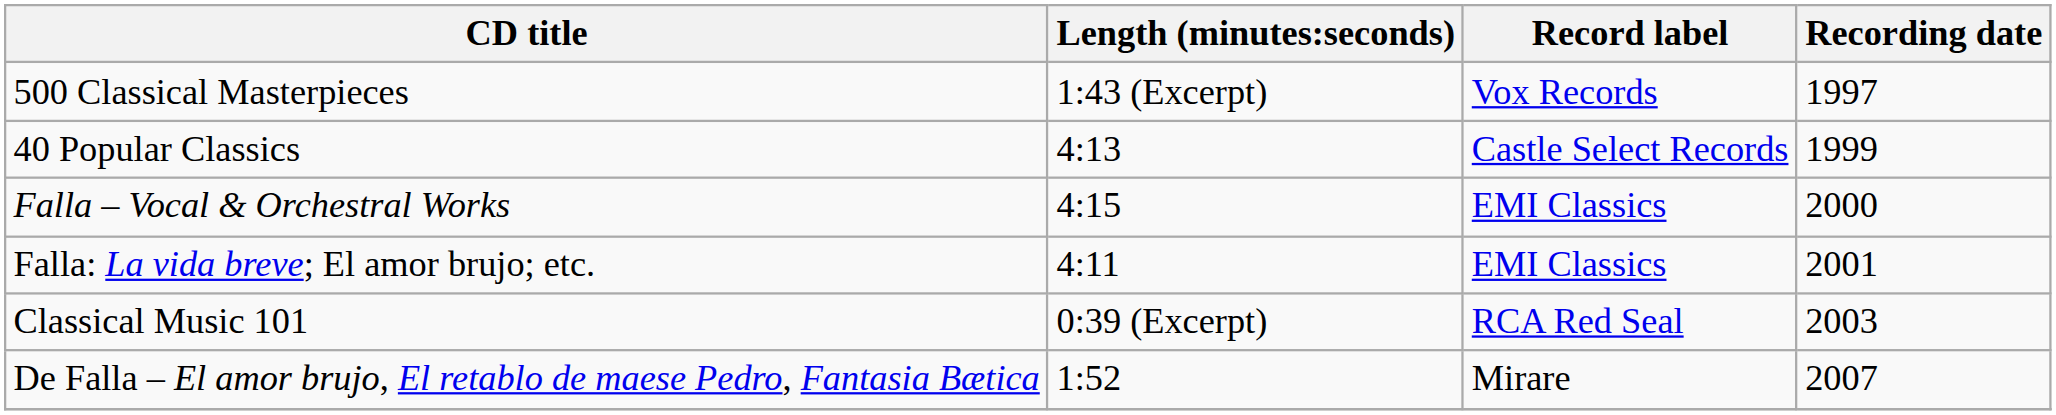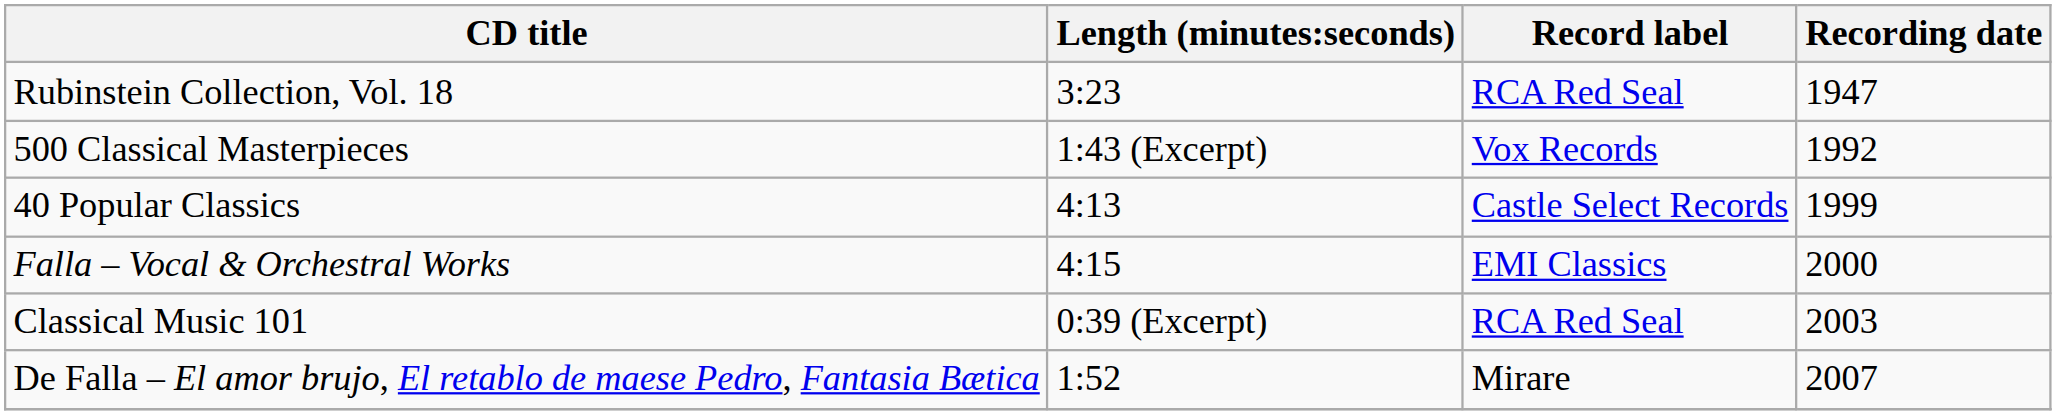+ row: (233, 90)
(1842, 90) 1997 -> (1842, 148) 1992
- row: (304, 263)
